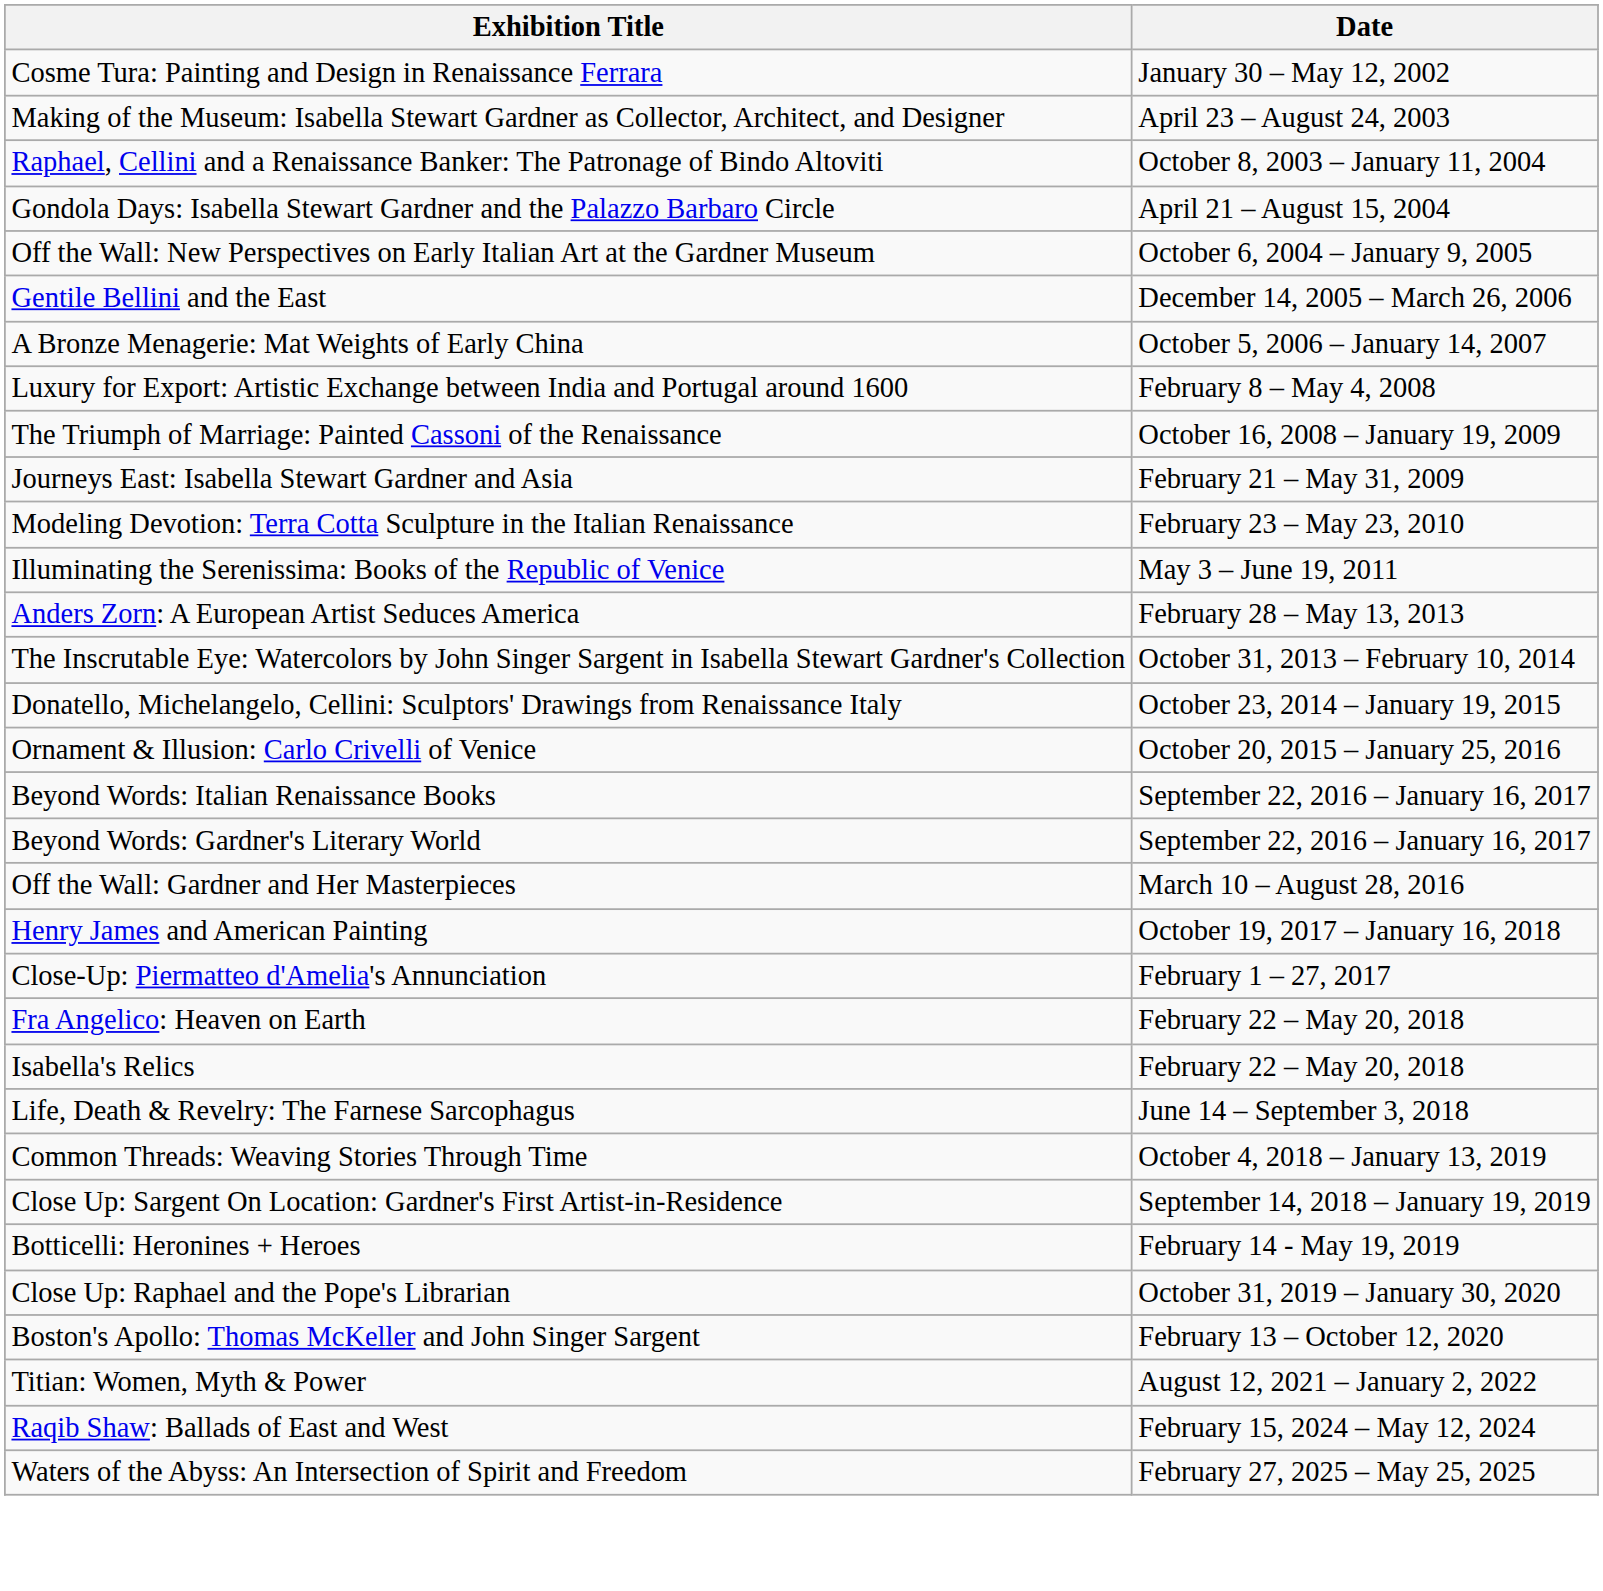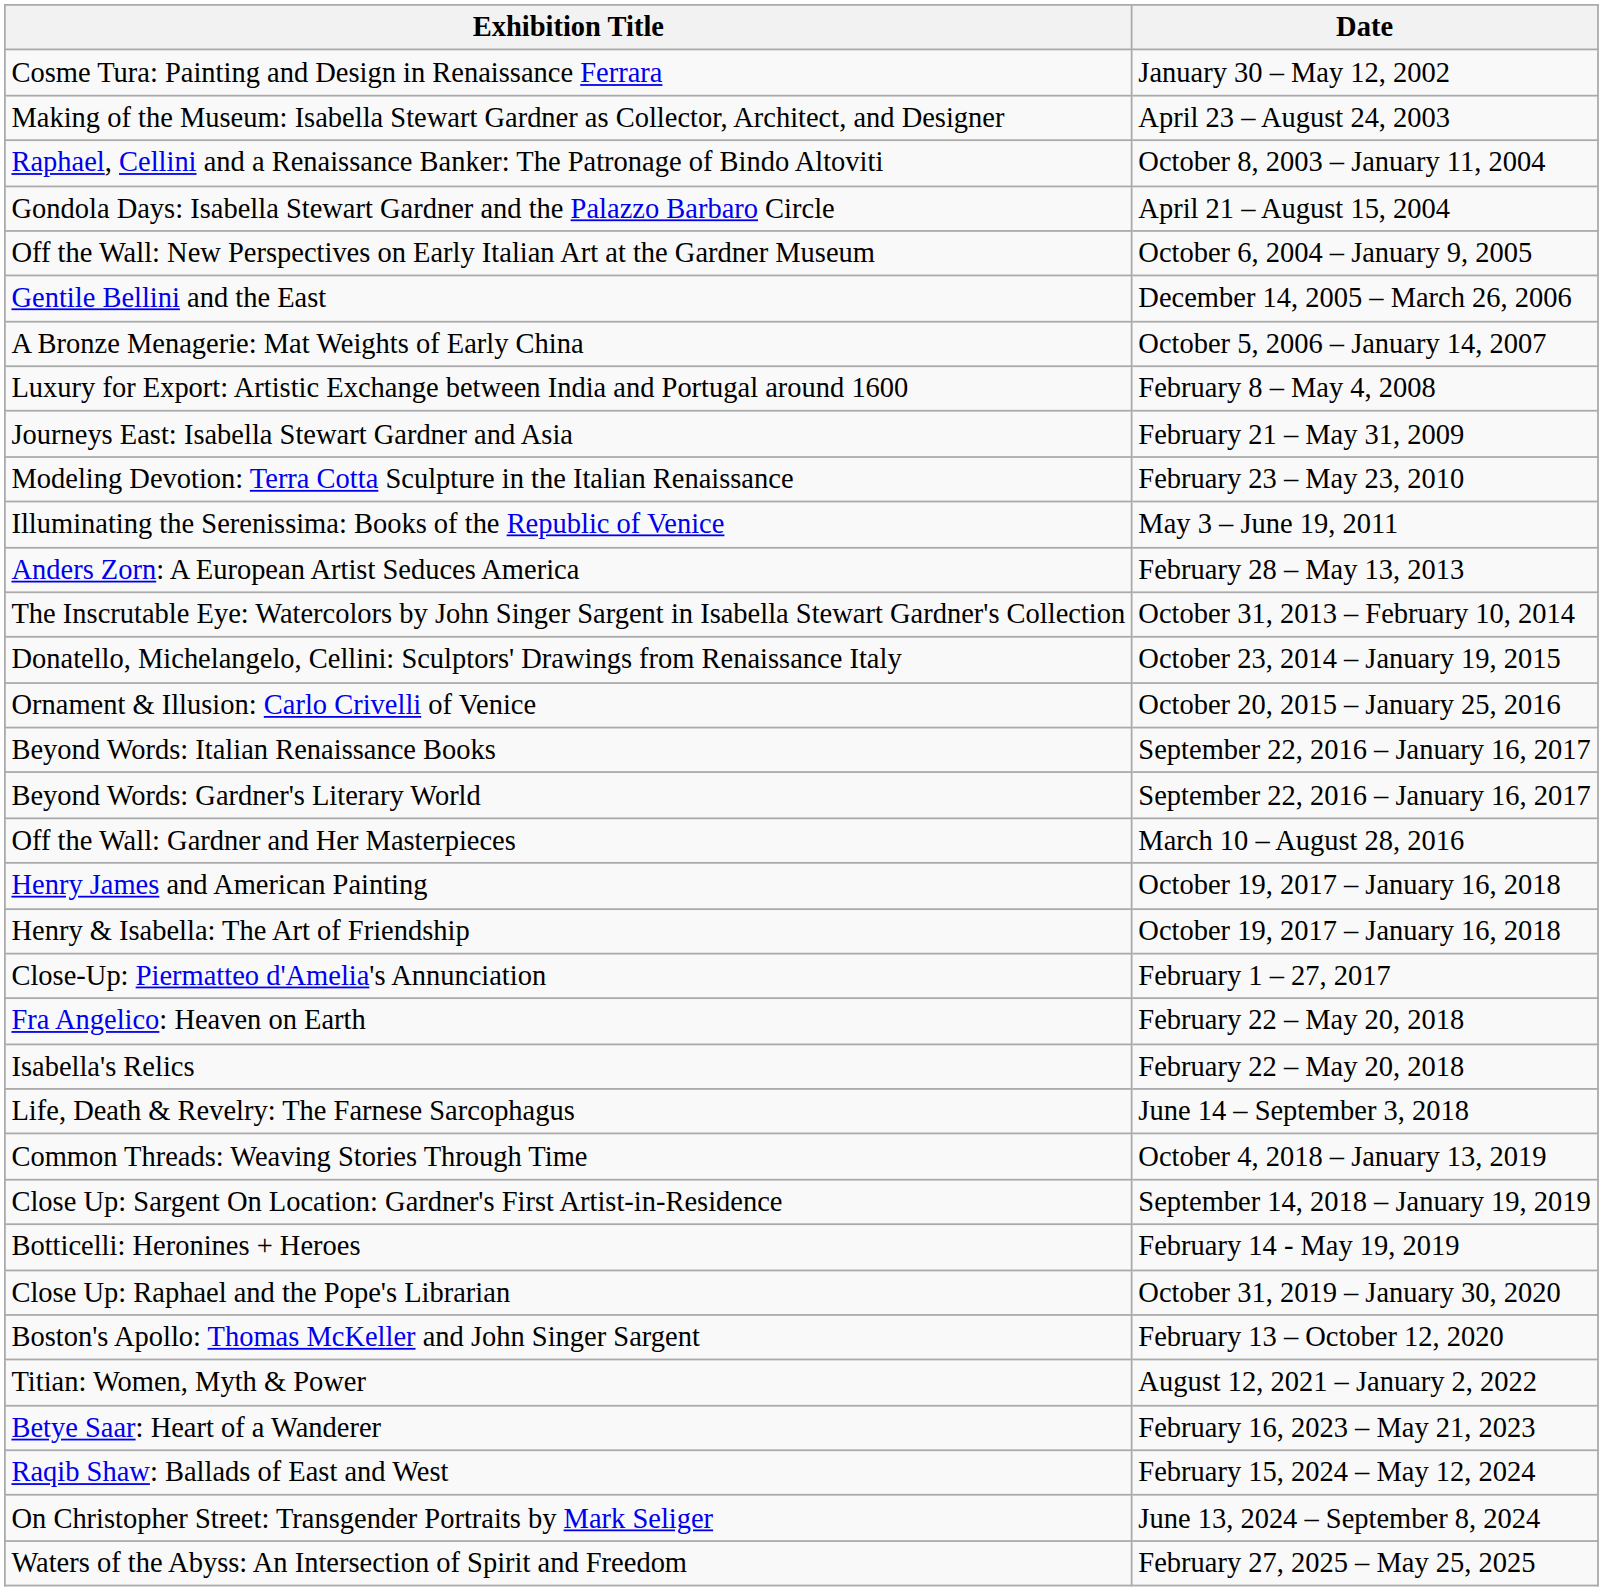- row: (367, 433)
+ row: (241, 930)
+ row: (196, 1427)
+ row: (362, 1517)
